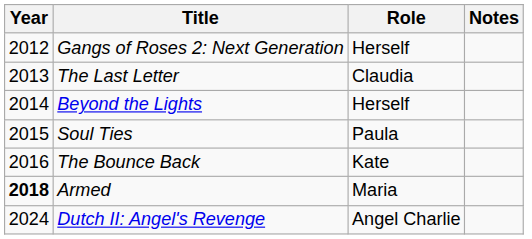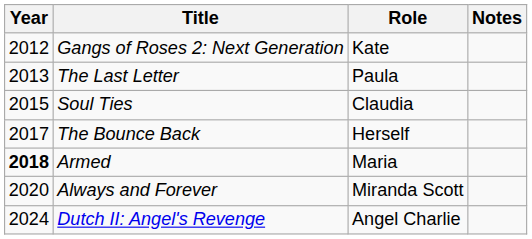(381, 47) Herself -> (371, 47) Kate
(383, 76) Claudia -> (375, 76) Paula
- row: (130, 104)
(375, 133) Paula -> (383, 104) Claudia
(29, 162) 2016 -> (29, 133) 2017
(371, 162) Kate -> (381, 133) Herself
+ row: (137, 190)
